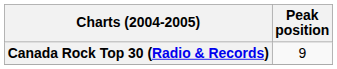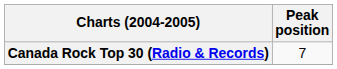(302, 53) 9 -> (302, 53) 7
